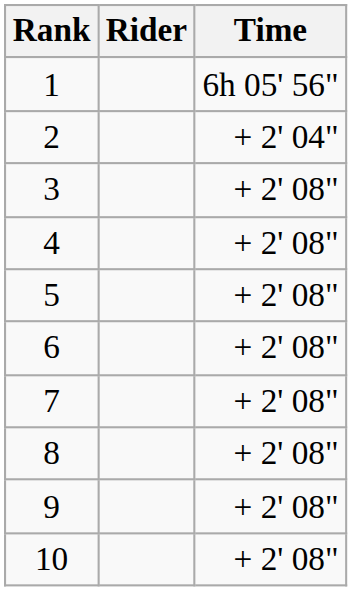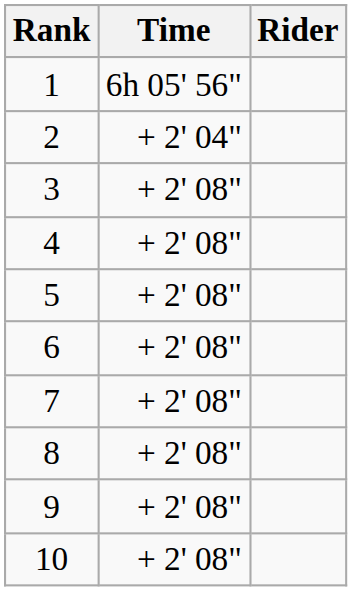columns swapped: (146, 30) <-> (270, 30)
